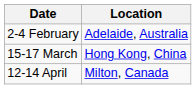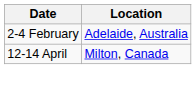- row: (42, 53)
